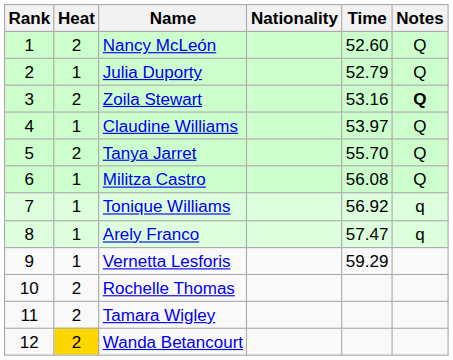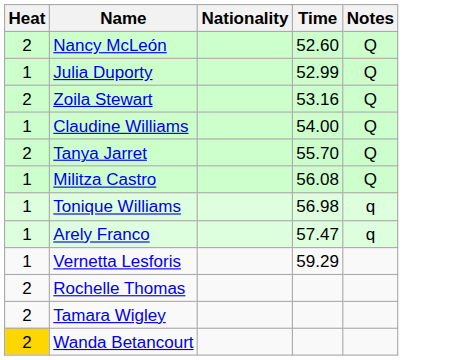- column: (29, 18)
(367, 72) 52.79 -> (318, 72) 52.99
(420, 99) bold -> (370, 99) normal
(367, 126) 53.97 -> (318, 126) 54.00
(367, 207) 56.92 -> (318, 207) 56.98
